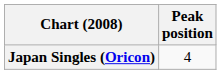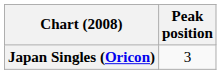(187, 57) 4 -> (187, 57) 3
